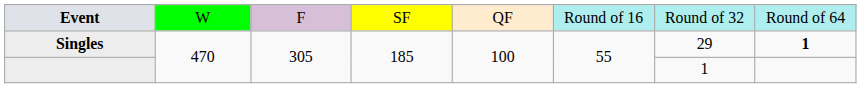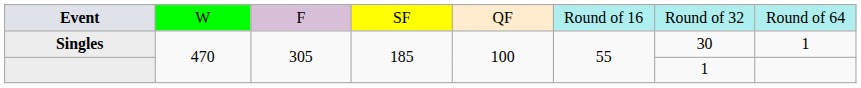(705, 44) 29 -> (705, 44) 30
(805, 44) bold -> (805, 44) normal
